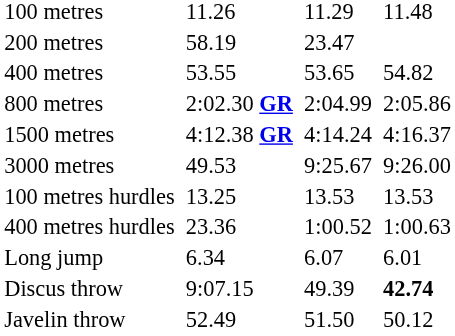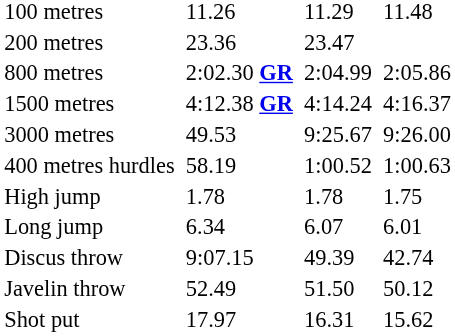(211, 42) 58.19 -> (211, 42) 23.36
- row: (54, 73)
- row: (89, 196)
(211, 227) 23.36 -> (211, 165) 58.19
+ row: (52, 196)
(408, 288) bold -> (408, 257) normal
+ row: (42, 319)
